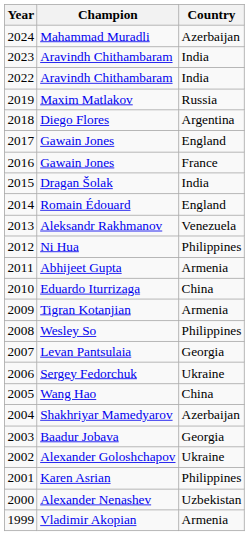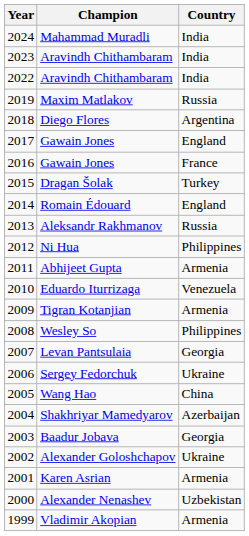(211, 36) Azerbaijan -> (195, 36) India
(195, 183) India -> (201, 183) Turkey
(209, 225) Venezuela -> (199, 225) Russia
(197, 288) China -> (209, 288) Venezuela
(212, 478) Philippines -> (205, 478) Armenia
